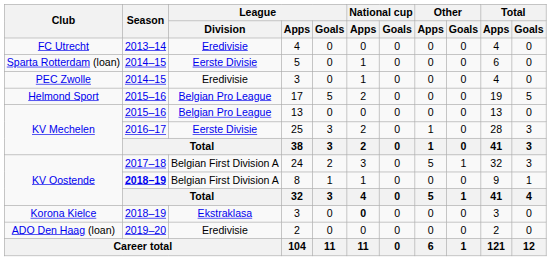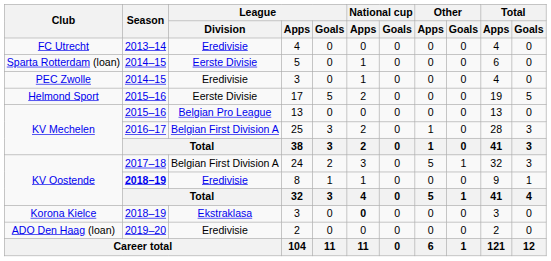(225, 96) Belgian Pro League -> (225, 96) Eerste Divisie
(225, 130) Eerste Divisie -> (225, 130) Belgian First Division A
(225, 180) Belgian First Division A -> (225, 180) Eredivisie
